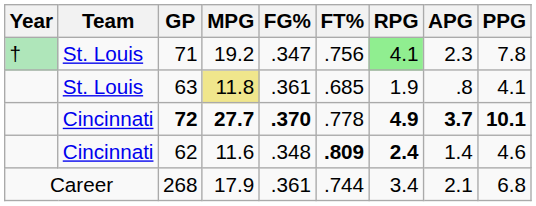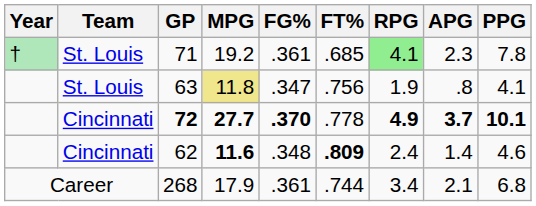(291, 54) .347 -> (291, 54) .361
(344, 54) .756 -> (344, 54) .685
(291, 87) .361 -> (291, 87) .347
(344, 87) .685 -> (344, 87) .756
(235, 152) normal -> (235, 152) bold
(404, 152) bold -> (404, 152) normal
